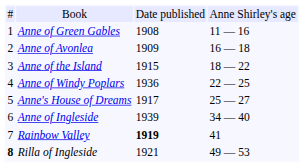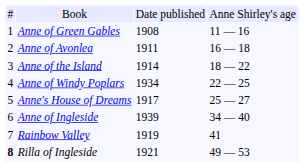(147, 48) 1909 -> (147, 48) 1911
(147, 66) 1915 -> (147, 66) 1914
(147, 83) 1936 -> (147, 83) 1934
(147, 135) bold -> (147, 135) normal
